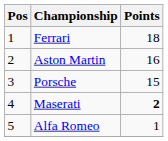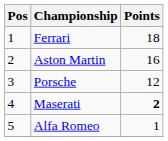(153, 81) 15 -> (153, 81) 12
